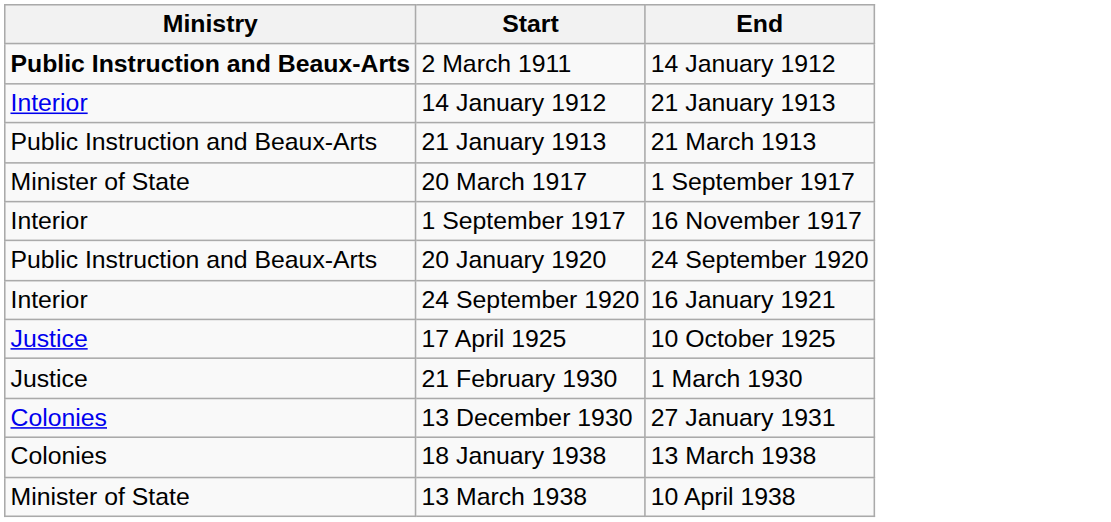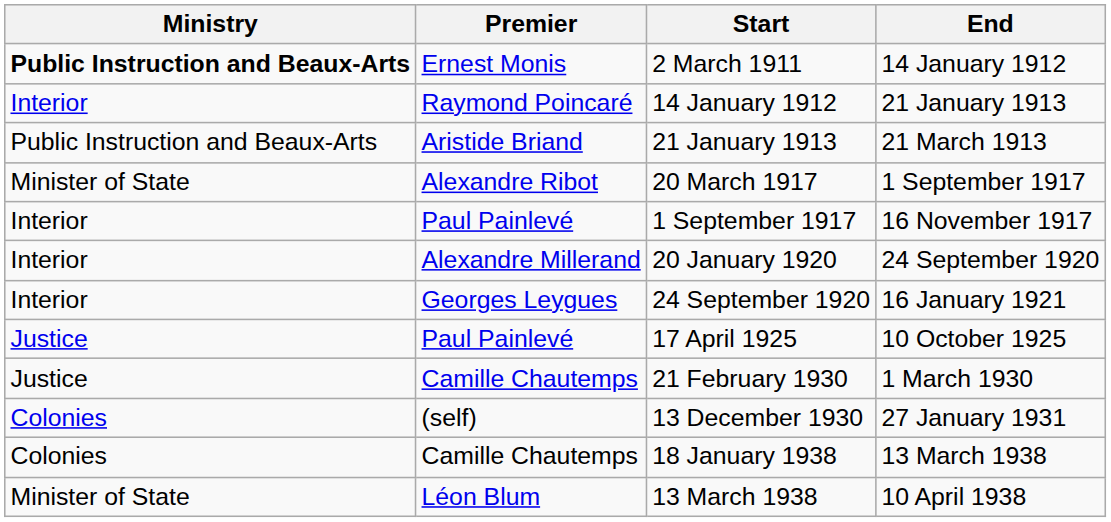+ column: (531, 24)
(194, 260) Public Instruction and Beaux-Arts -> (49, 260) Interior
